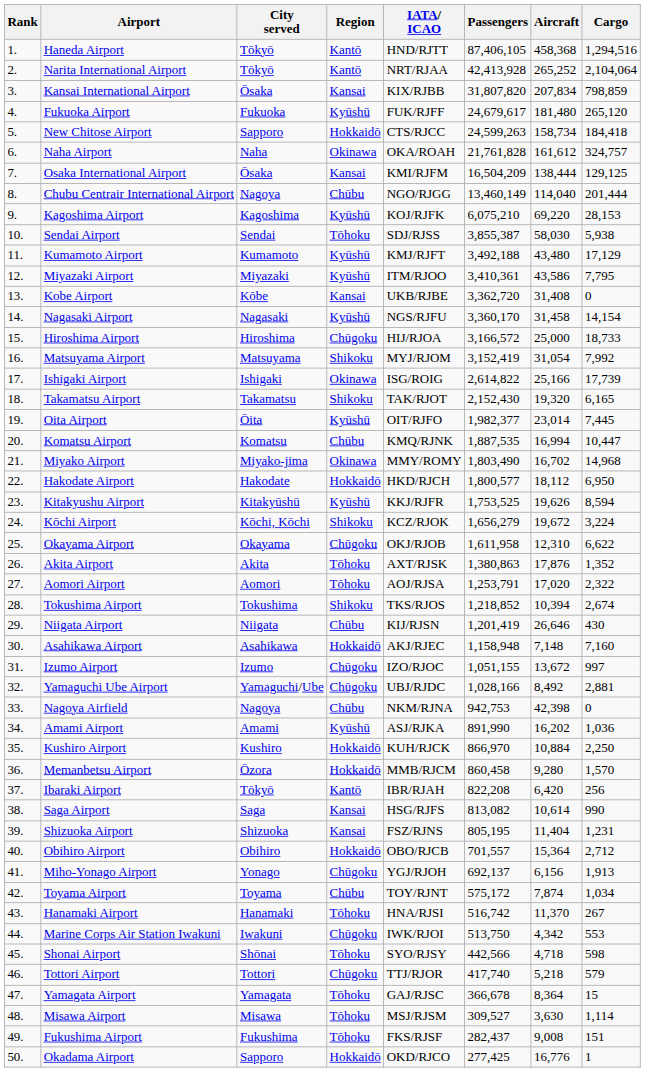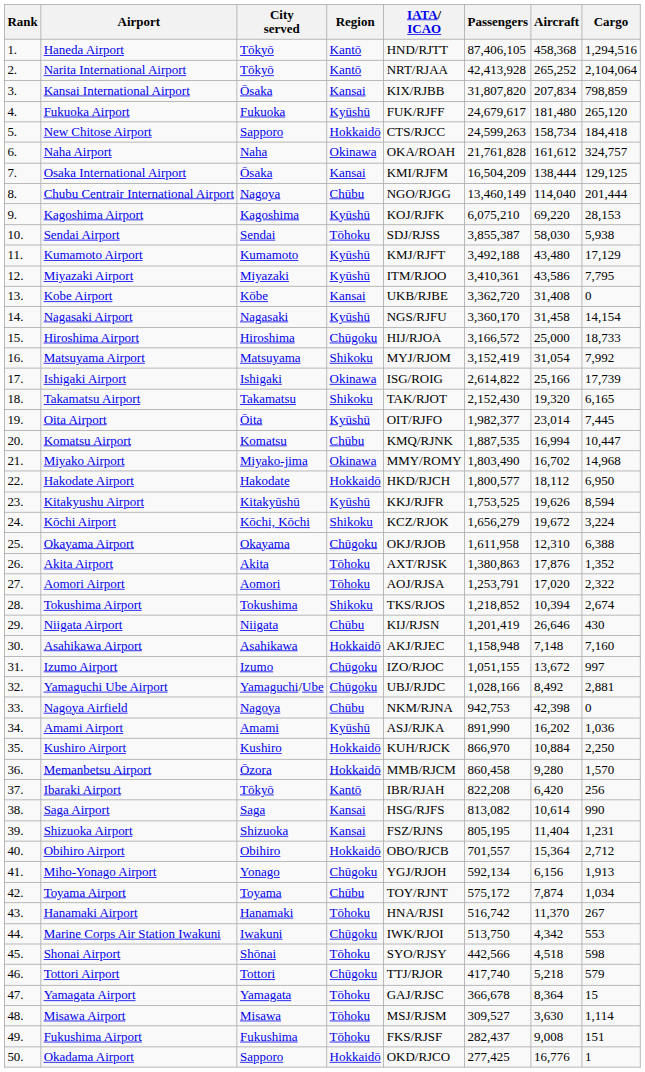(600, 543) 6,622 -> (600, 543) 6,388
(489, 872) 692,137 -> (489, 872) 592,134
(549, 954) 4,718 -> (549, 954) 4,518
